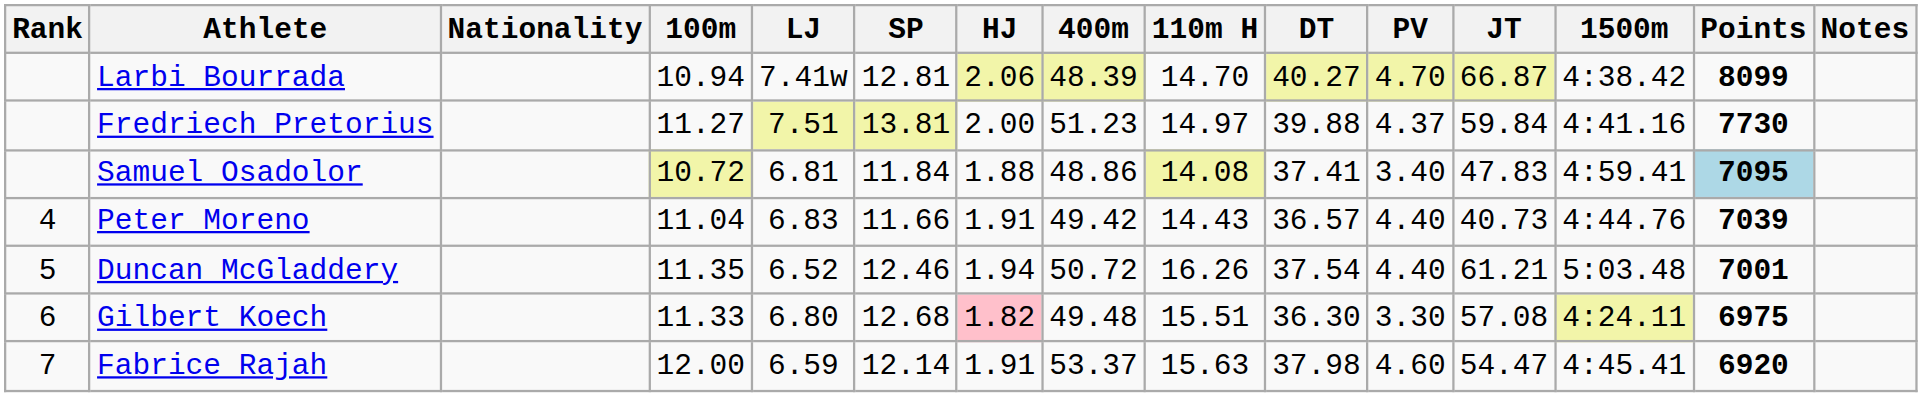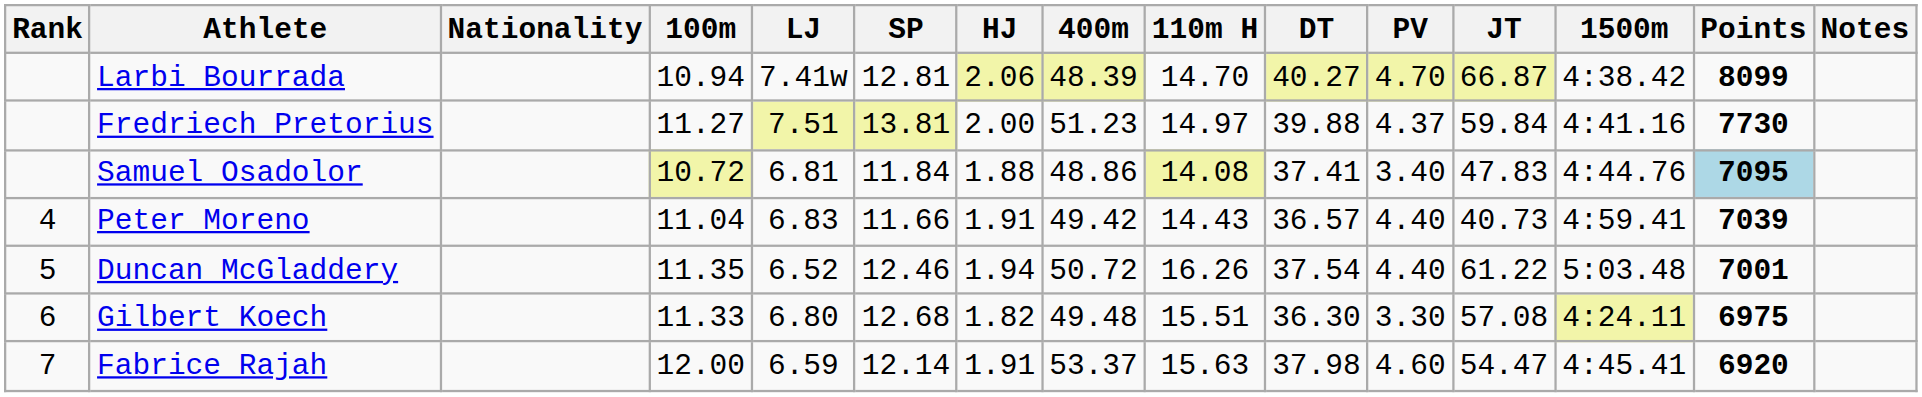(1624, 173) 4:59.41 -> (1624, 173) 4:44.76
(1624, 222) 4:44.76 -> (1624, 222) 4:59.41
(1504, 270) 61.21 -> (1504, 270) 61.22
(1000, 318) pink background -> (1000, 318) no background
